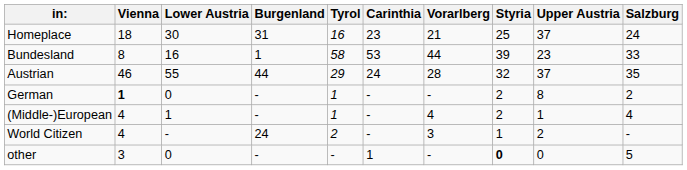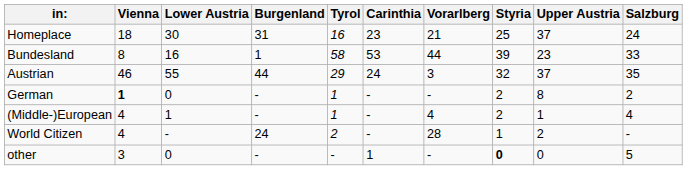(434, 74) 28 -> (430, 74) 3
(430, 134) 3 -> (434, 134) 28
